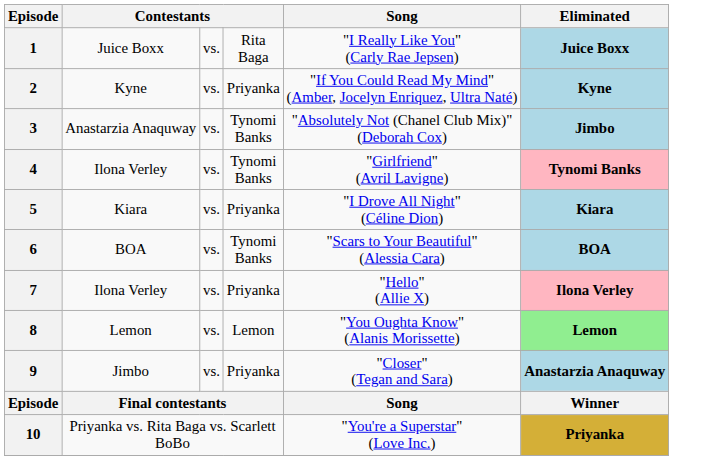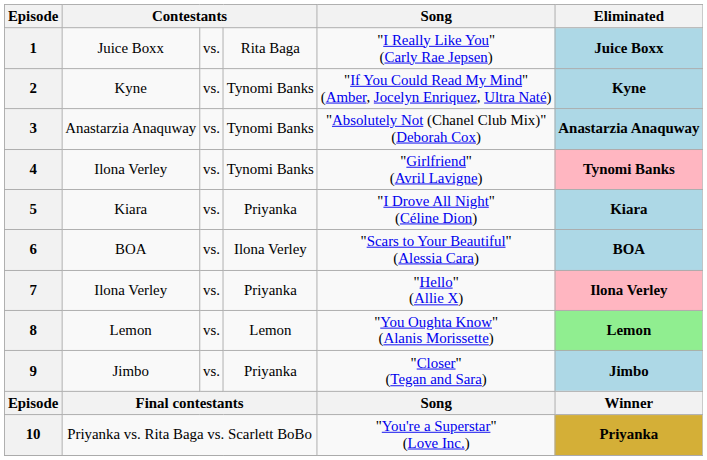(253, 88) Priyanka -> (270, 88) Tynomi Banks
(595, 128) Jimbo -> (629, 128) Anastarzia Anaquway
(253, 249) Tynomi Banks -> (270, 249) Ilona Verley
(595, 370) Anastarzia Anaquway -> (629, 370) Jimbo
